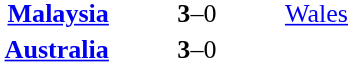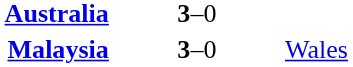rows swapped: (58, 13) <-> (57, 49)
